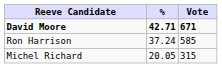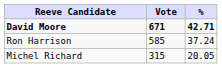columns swapped: (197, 12) <-> (162, 12)
